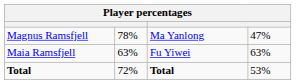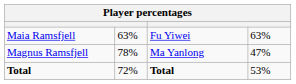rows swapped: (41, 53) <-> (48, 35)
